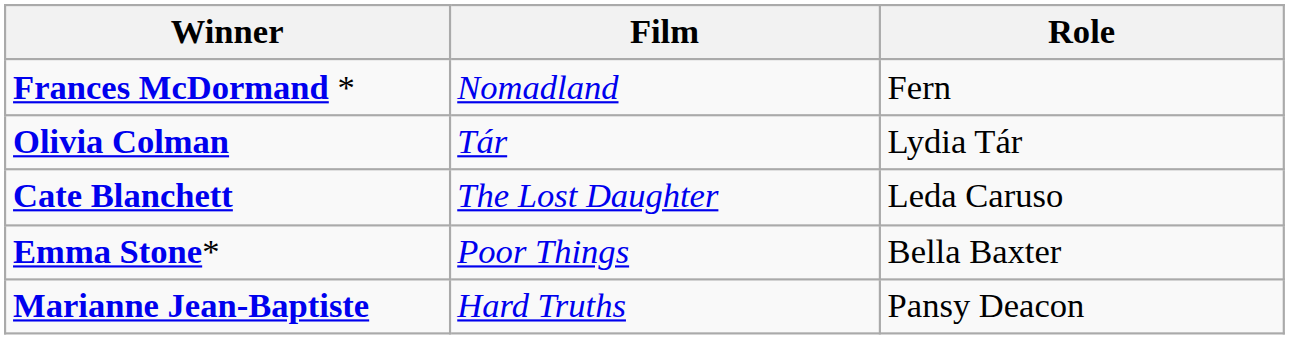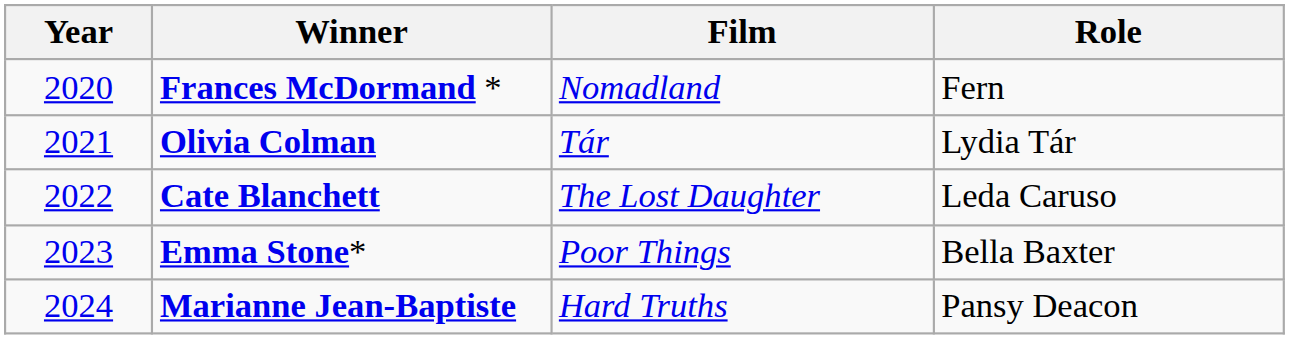+ column: (79, 31)
